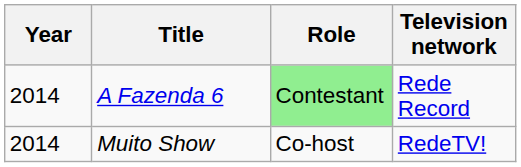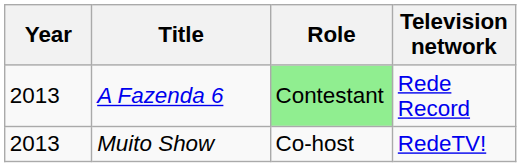(35, 95) 2014 -> (35, 95) 2013
(35, 143) 2014 -> (35, 143) 2013
